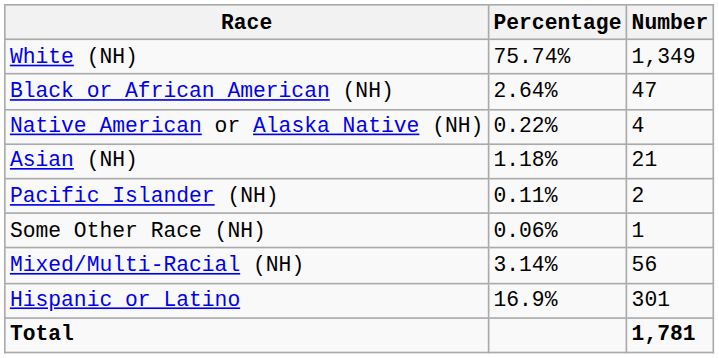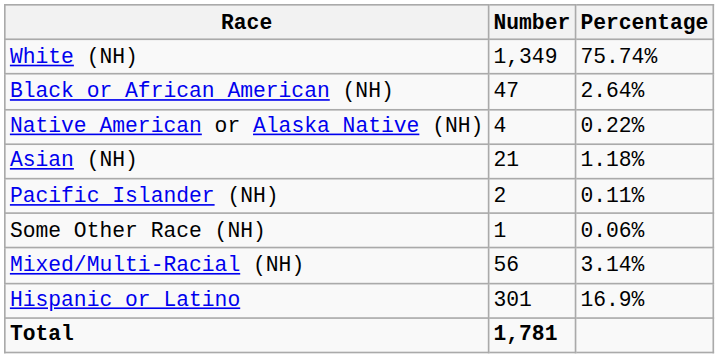columns swapped: (670, 22) <-> (557, 22)
